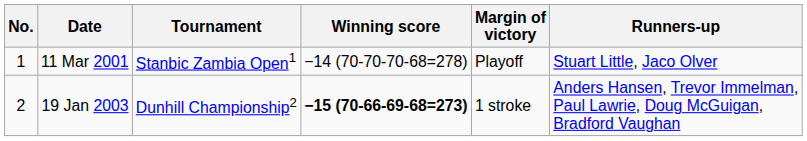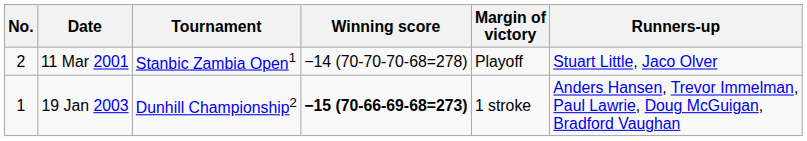(21, 62) 1 -> (21, 62) 2
(21, 106) 2 -> (21, 106) 1
